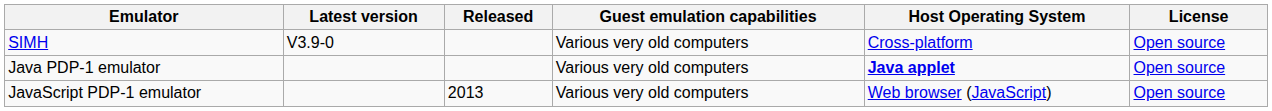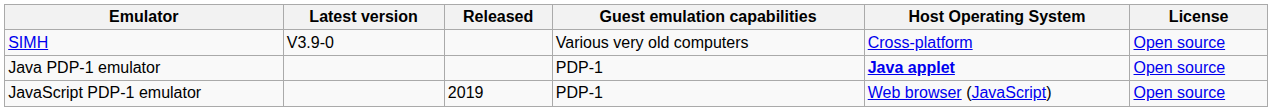(652, 67) Various very old computers -> (579, 67) PDP-1
(466, 93) 2013 -> (466, 93) 2019
(652, 93) Various very old computers -> (579, 93) PDP-1
